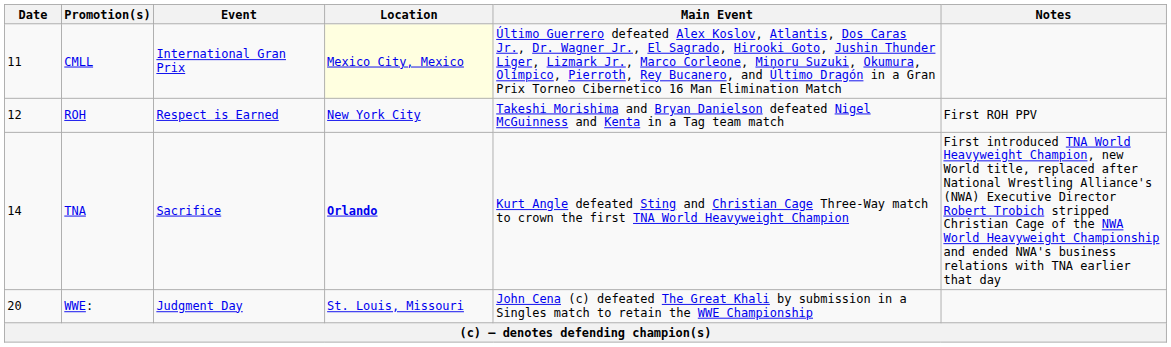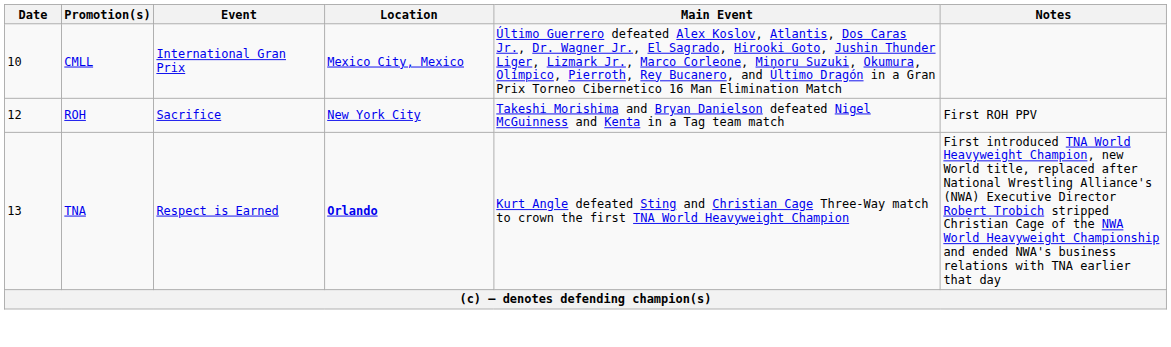(15, 61) 11 -> (15, 61) 10
(396, 61) lightyellow background -> (396, 61) no background
(218, 115) Respect is Earned -> (189, 115) Sacrifice
(15, 211) 14 -> (15, 211) 13
(189, 211) Sacrifice -> (218, 211) Respect is Earned
- row: (79, 306)
